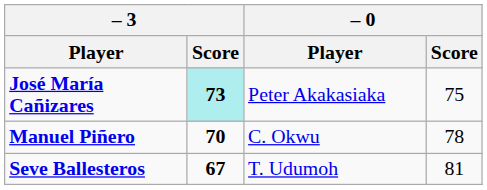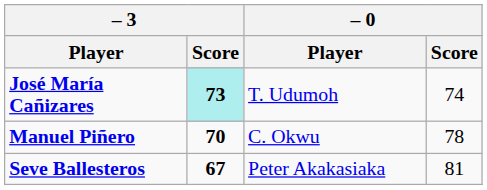(317, 94) Peter Akakasiaka -> (293, 94) T. Udumoh
(454, 94) 75 -> (454, 94) 74
(293, 168) T. Udumoh -> (317, 168) Peter Akakasiaka
